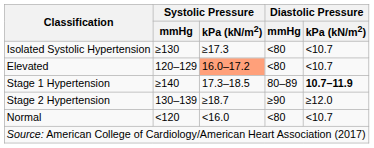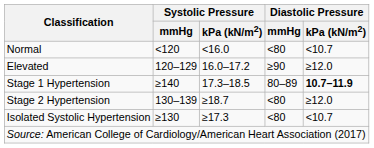rows swapped: (24, 117) <-> (79, 49)
(226, 66) lightsalmon background -> (226, 66) no background
(276, 66) <80 -> (276, 66) ≥90
(319, 66) <10.7 -> (319, 66) ≥12.0
(276, 100) ≥90 -> (276, 100) <80
